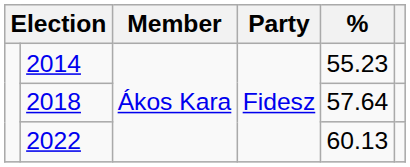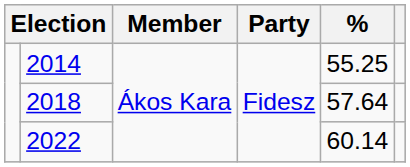(357, 63) 55.23 -> (357, 63) 55.25
(357, 141) 60.13 -> (357, 141) 60.14
